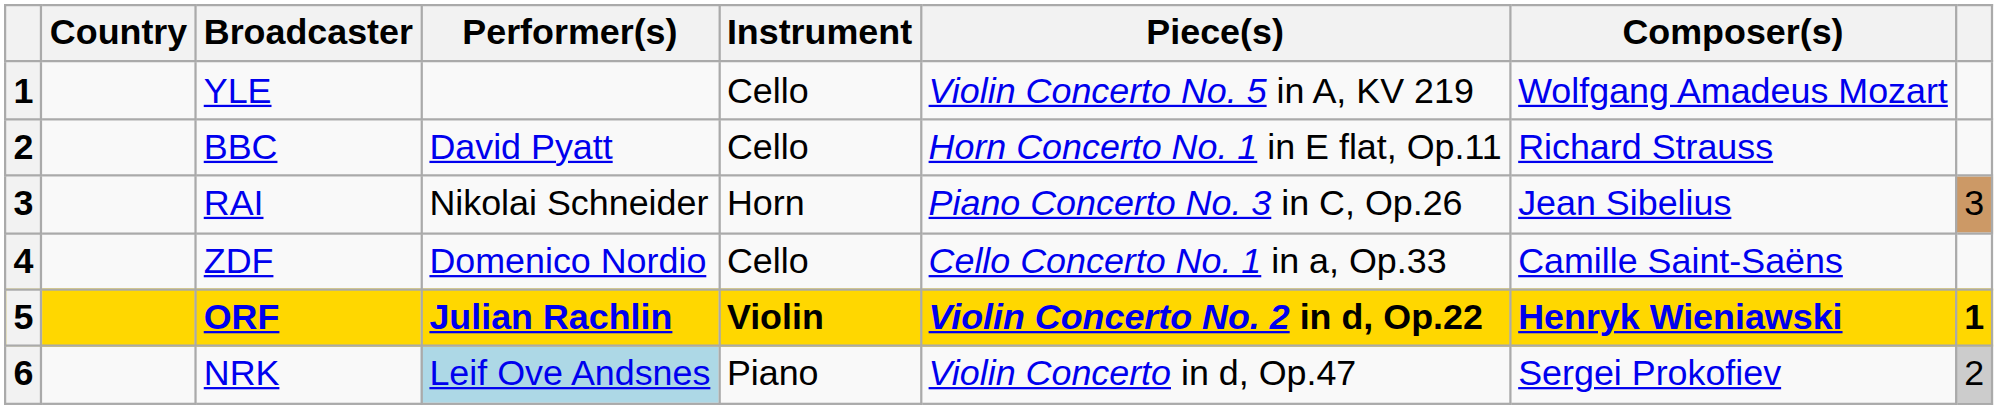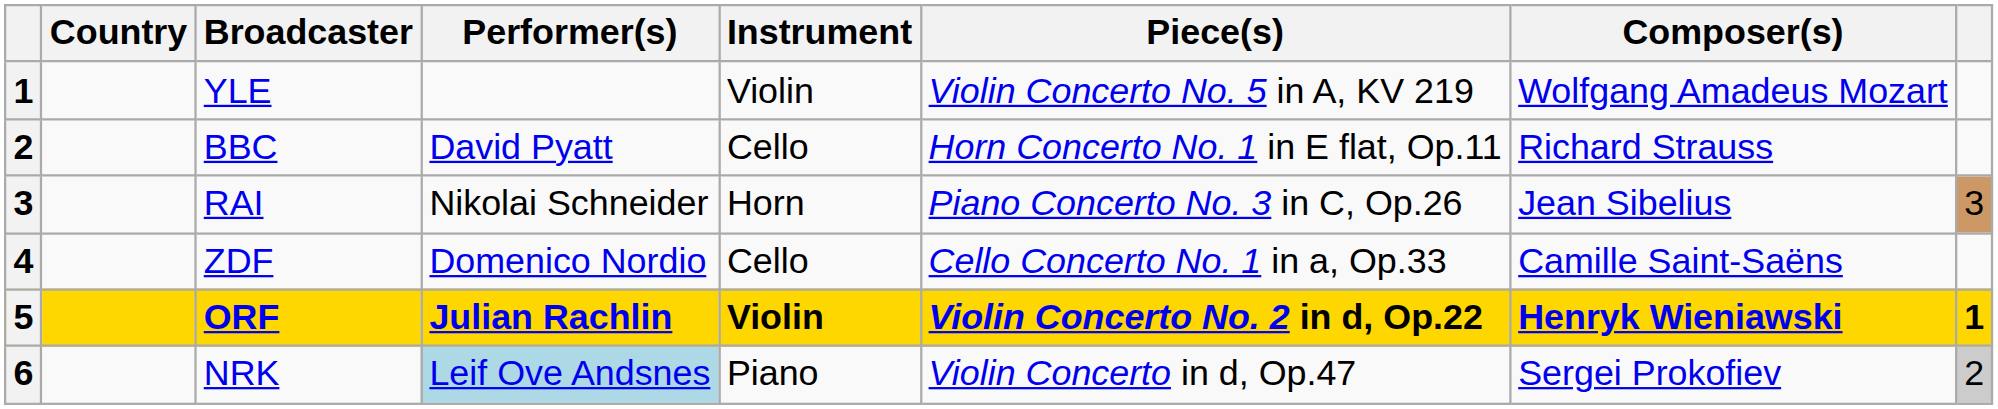(768, 89) Cello -> (770, 89) Violin
